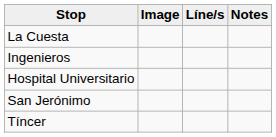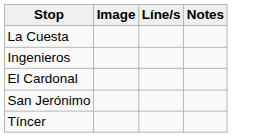- row: (71, 79)
+ row: (43, 79)
